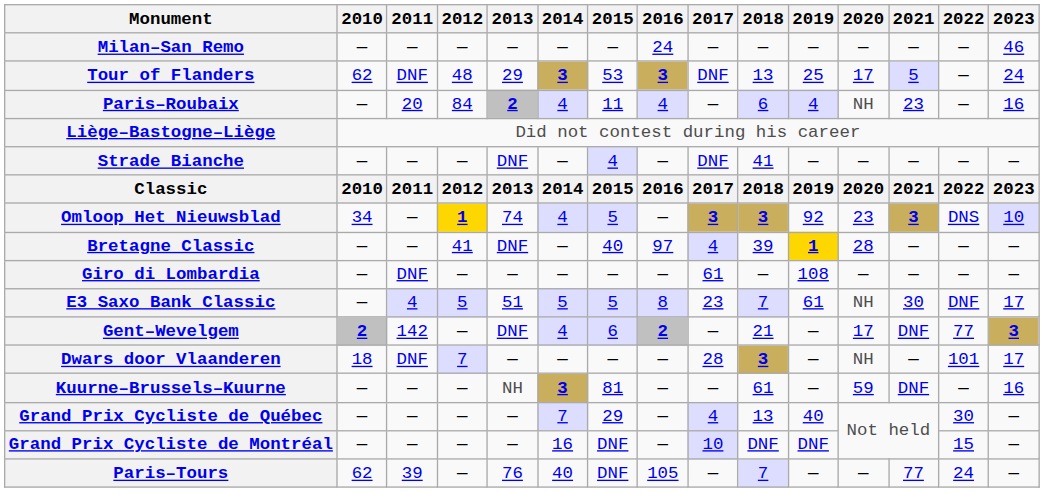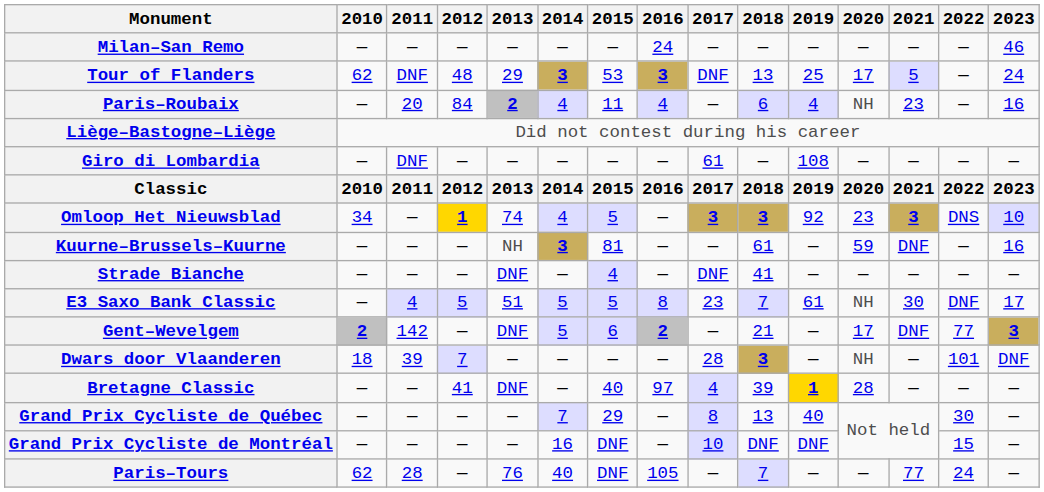rows swapped: (171, 274) <-> (171, 161)
rows swapped: (171, 388) <-> (171, 246)
(563, 331) 4 -> (563, 331) 5
(412, 360) DNF -> (412, 360) 39
(1014, 360) 17 -> (1014, 360) DNF
(713, 416) 4 -> (713, 416) 8
(412, 473) 39 -> (412, 473) 28
